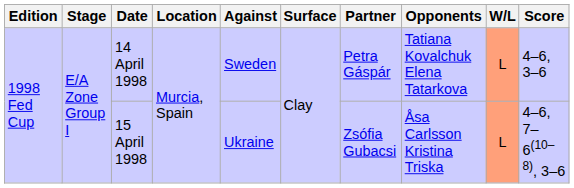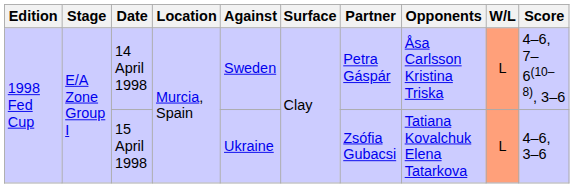(438, 64) Tatiana Kovalchuk Elena Tatarkova -> (433, 68) Åsa Carlsson Kristina Triska
(536, 64) 4–6, 3–6 -> (544, 68) 4–6, 7–6(10–8), 3–6
(433, 141) Åsa Carlsson Kristina Triska -> (438, 145) Tatiana Kovalchuk Elena Tatarkova
(544, 141) 4–6, 7–6(10–8), 3–6 -> (536, 145) 4–6, 3–6
